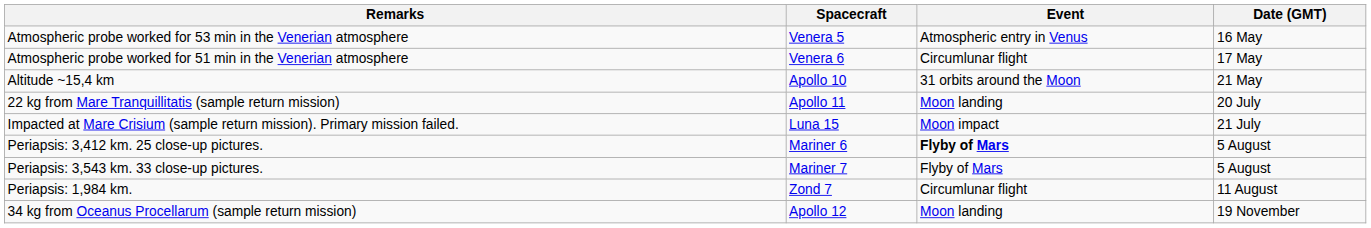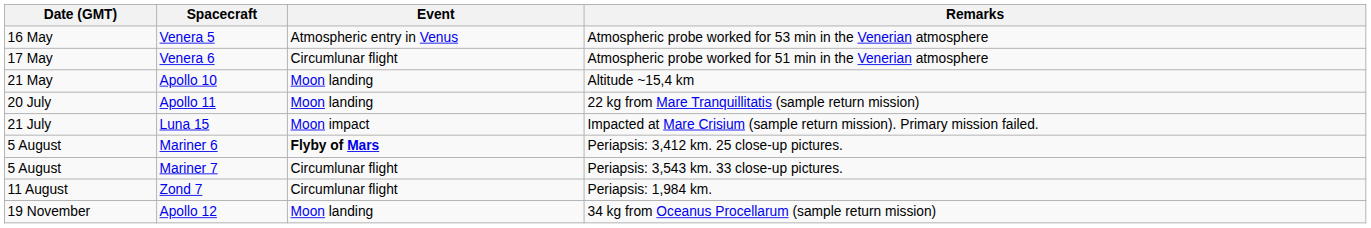columns swapped: (1290, 15) <-> (395, 15)
(1000, 80) 31 orbits around the Moon -> (332, 80) Moon landing
(961, 168) Flyby of Mars -> (344, 168) Circumlunar flight
